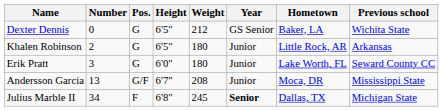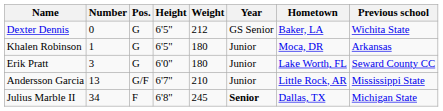(92, 47) 2 -> (92, 47) 1
(313, 47) Little Rock, AR -> (301, 47) Moca, DR
(200, 81) 208 -> (200, 81) 210
(301, 81) Moca, DR -> (313, 81) Little Rock, AR
